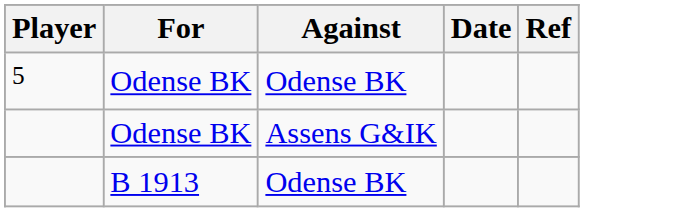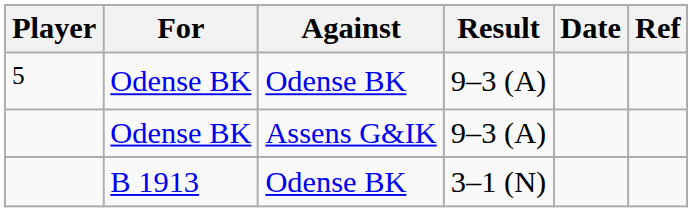+ column: (499, 28)
